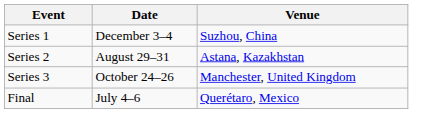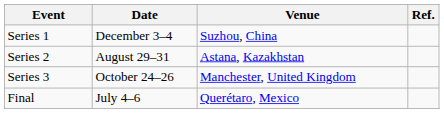+ column: (423, 14)
